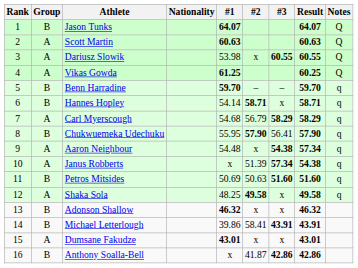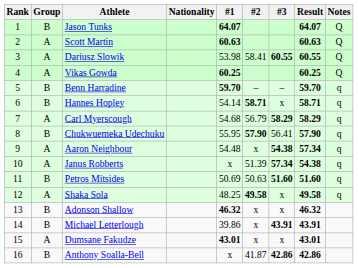(256, 57) x -> (256, 57) 58.41
(230, 73) 61.25 -> (230, 73) 60.25
(256, 225) 58.41 -> (256, 225) x
